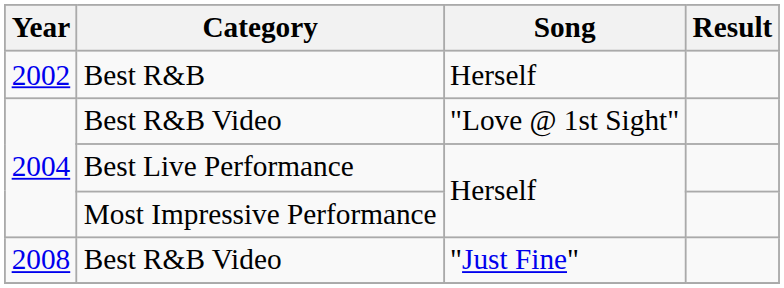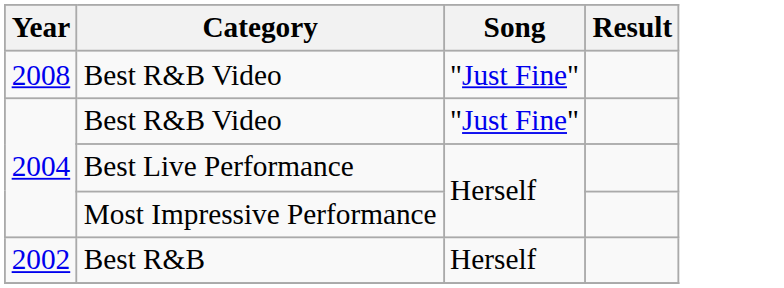rows swapped: (41, 74) <-> (41, 259)
(565, 120) "Love @ 1st Sight" -> (515, 120) "Just Fine"
